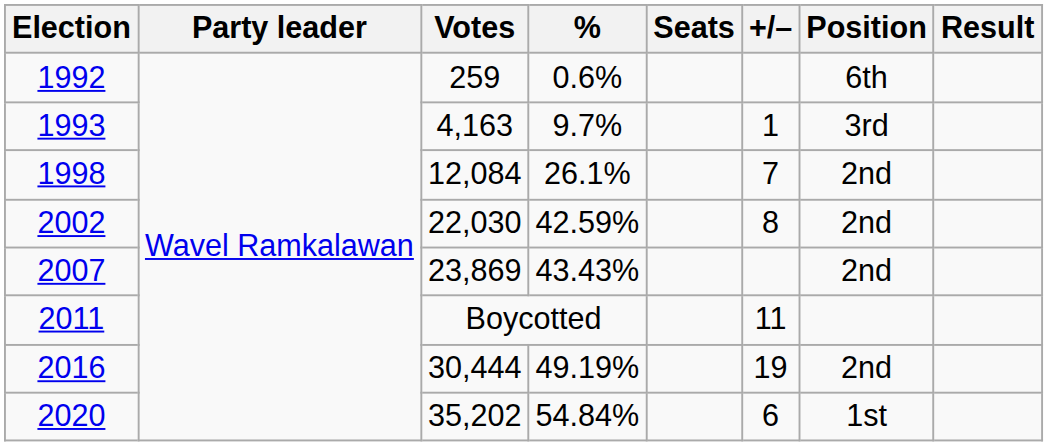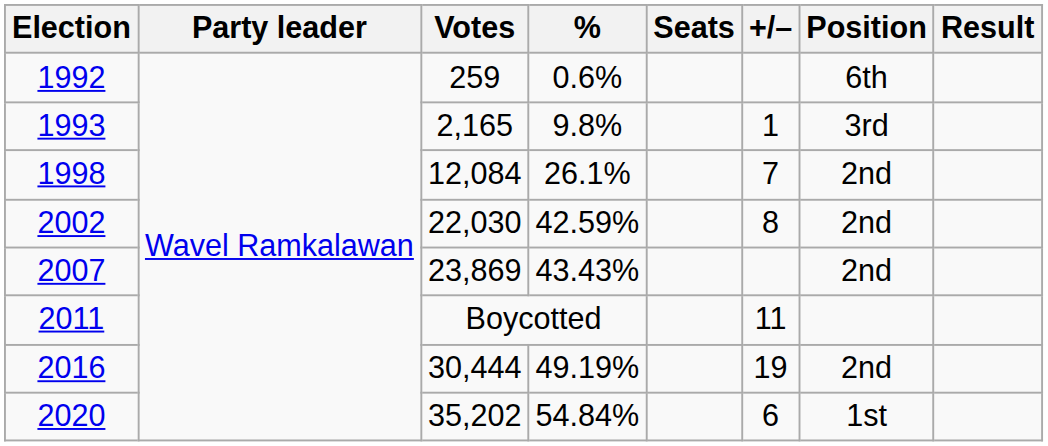(475, 125) 4,163 -> (475, 125) 2,165
(587, 125) 9.7% -> (587, 125) 9.8%
